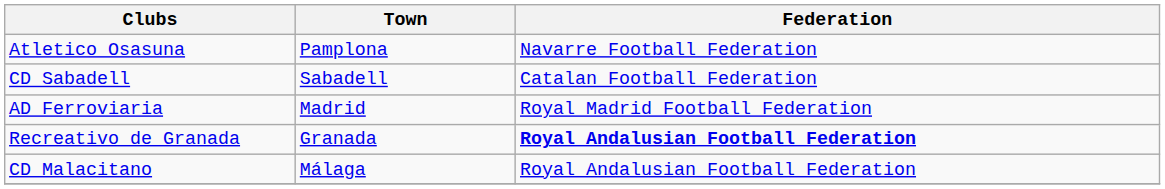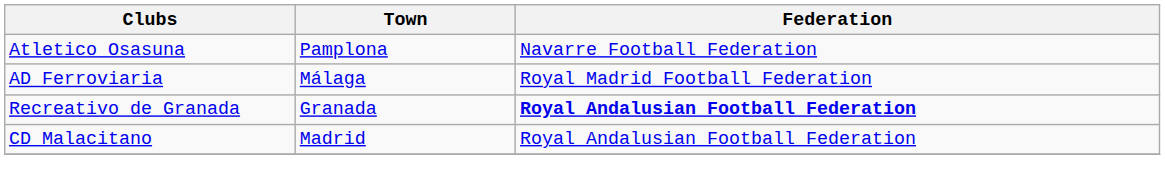- row: (70, 79)
(333, 109) Madrid -> (333, 79) Málaga
(333, 169) Málaga -> (333, 139) Madrid
